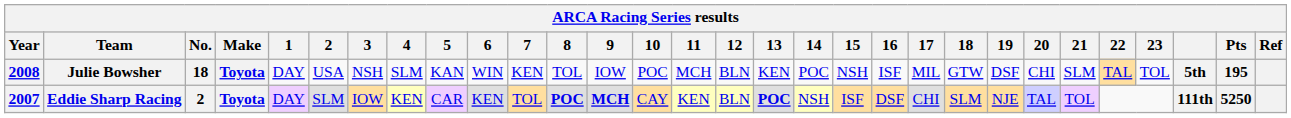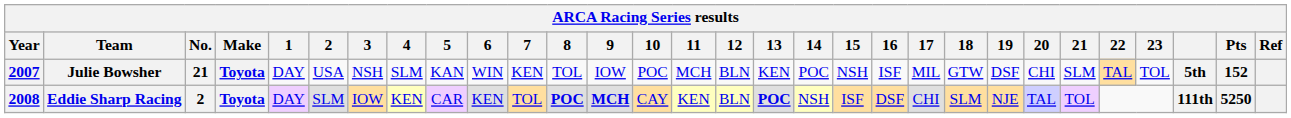(24, 72) 2008 -> (24, 72) 2007
(200, 72) 18 -> (200, 72) 21
(1236, 72) 195 -> (1236, 72) 152
(24, 99) 2007 -> (24, 99) 2008
